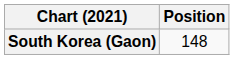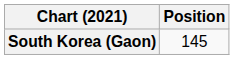(194, 41) 148 -> (194, 41) 145
